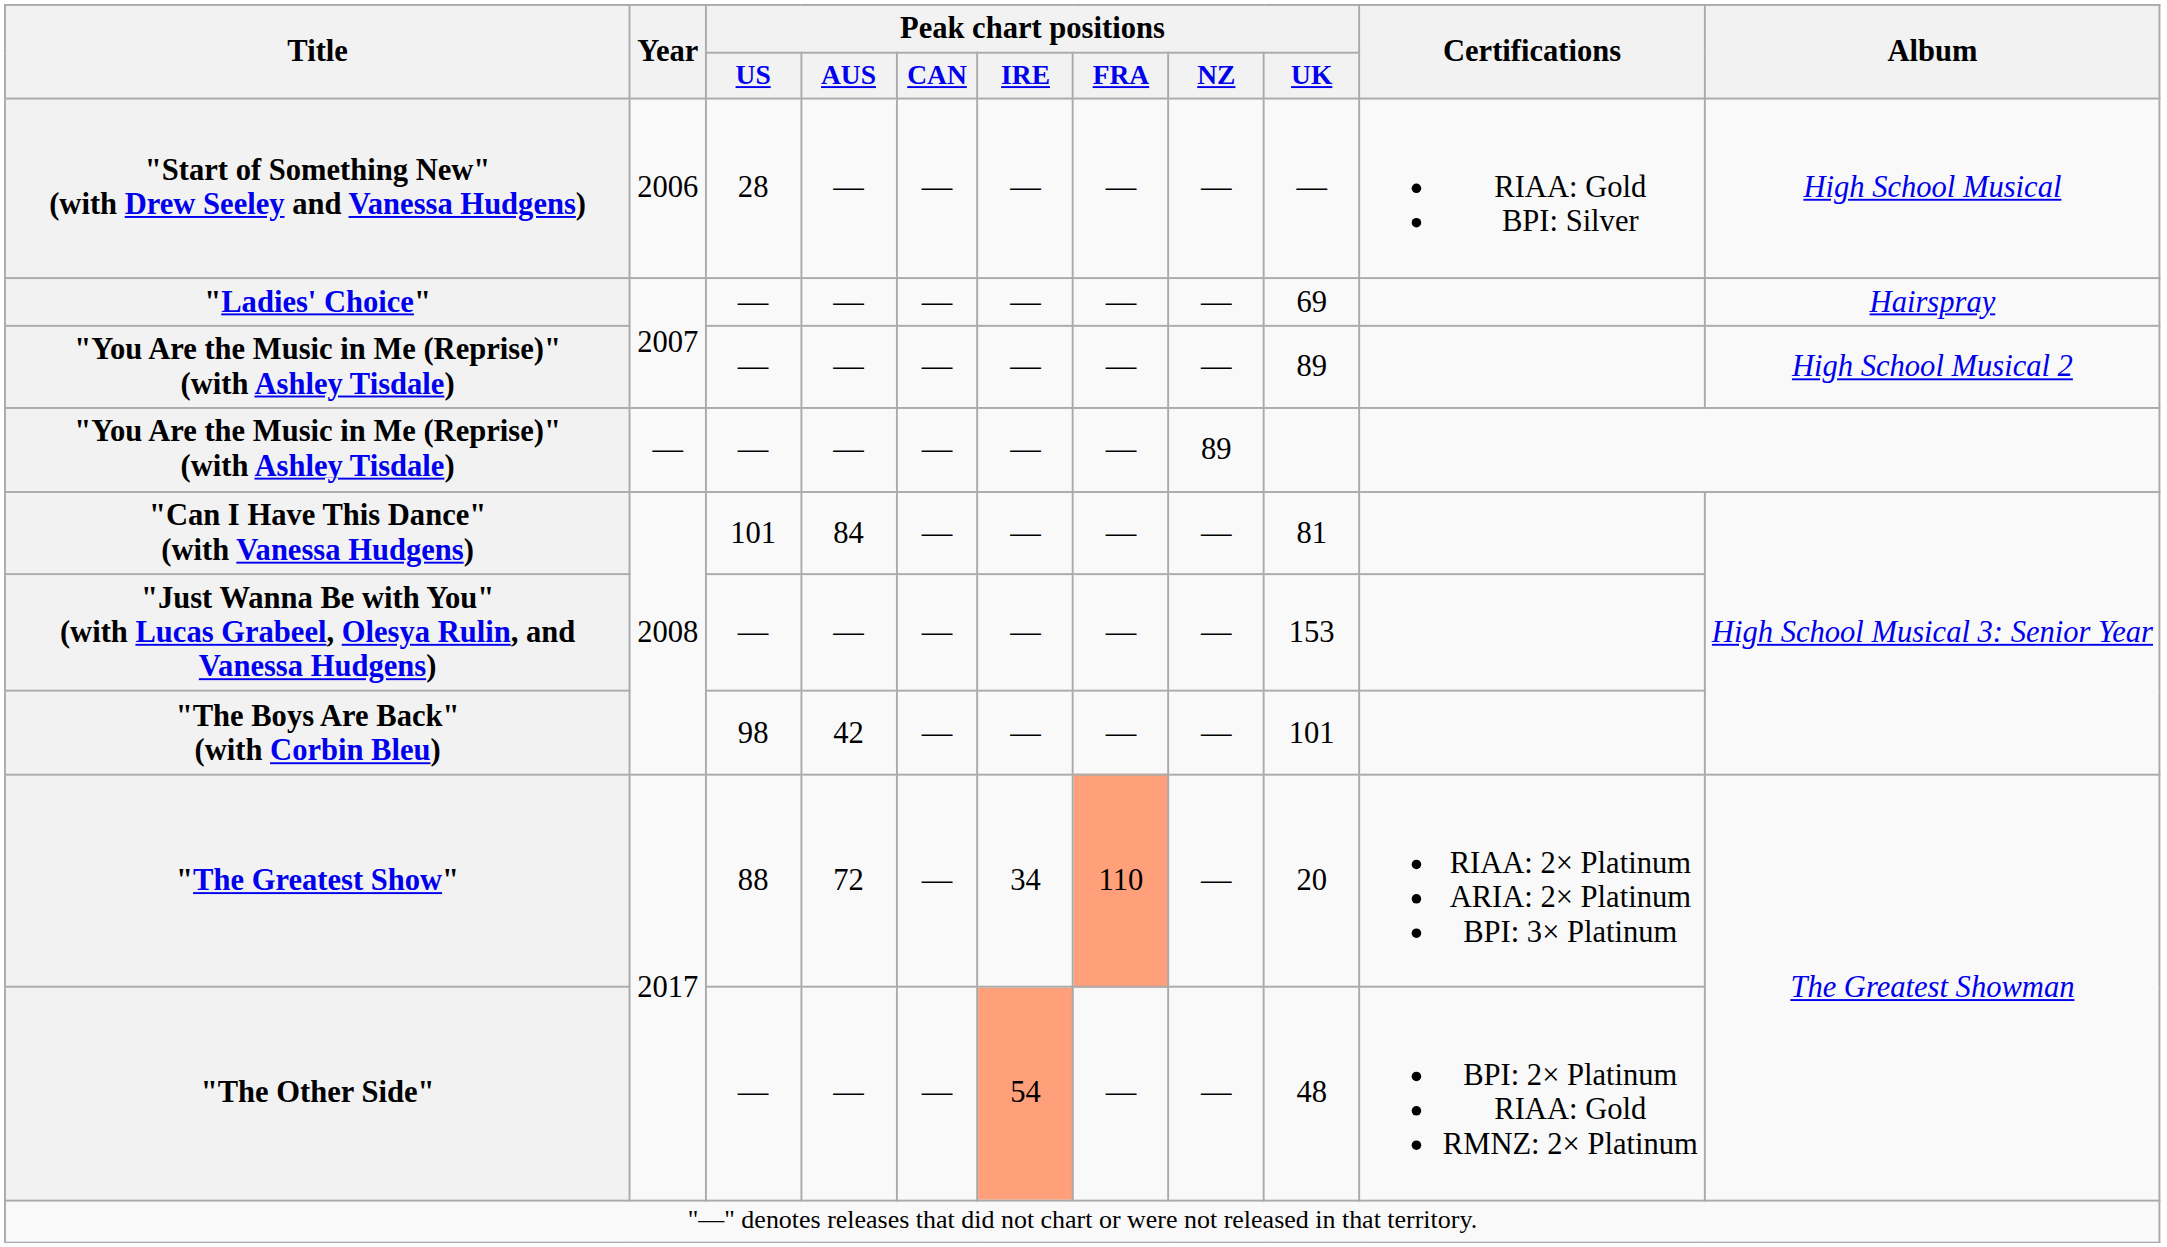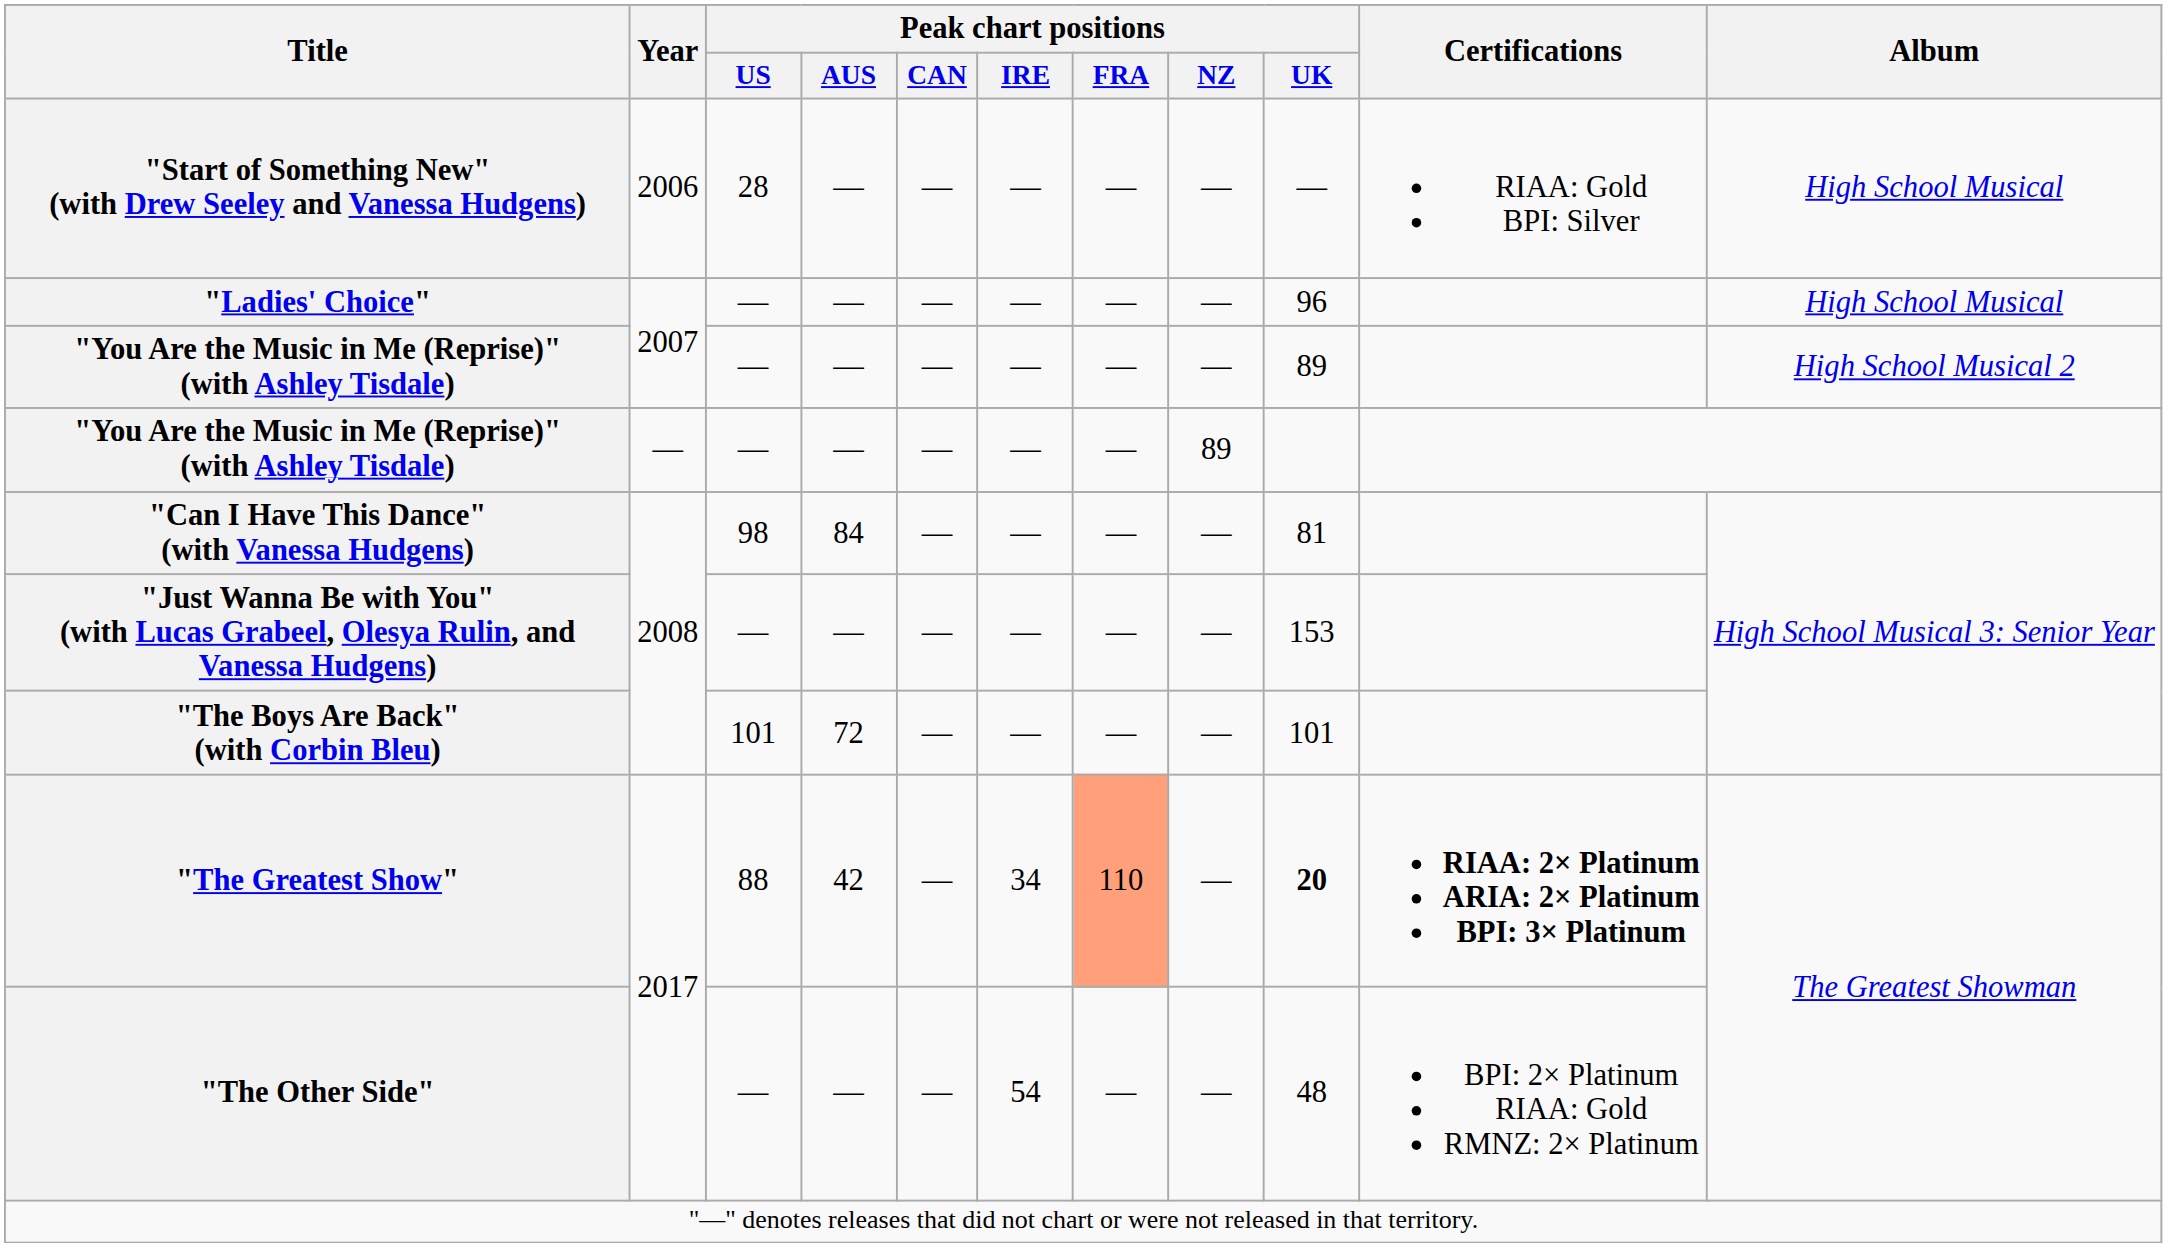(1312, 300) 69 -> (1312, 300) 96
(1932, 300) Hairspray -> (1934, 300) High School Musical
(753, 532) 101 -> (753, 532) 98
(753, 732) 98 -> (753, 732) 101
(849, 732) 42 -> (849, 732) 72
(849, 880) 72 -> (849, 880) 42
(1312, 880) normal -> (1312, 880) bold
(1532, 898) normal -> (1533, 898) bold
(1026, 1092) lightsalmon background -> (1026, 1092) no background
